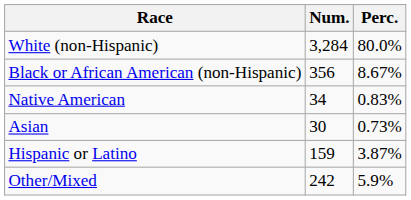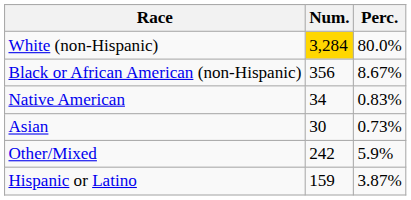(328, 45) no background -> (328, 45) gold background
rows swapped: (53, 180) <-> (73, 153)
